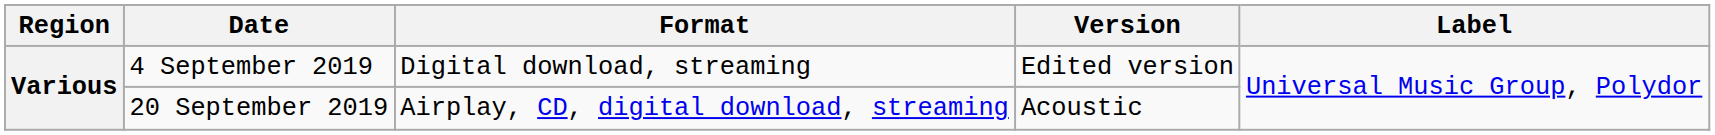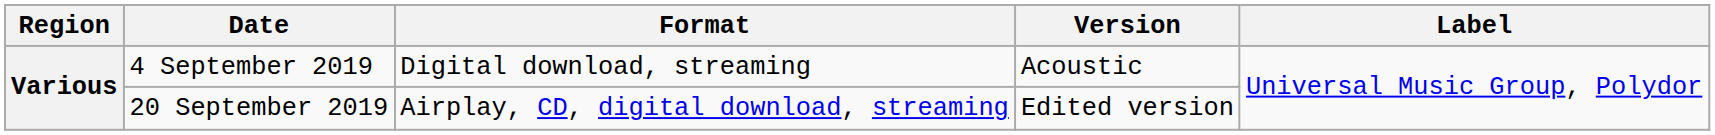(1127, 67) Edited version -> (1082, 67) Acoustic
(1082, 108) Acoustic -> (1127, 108) Edited version
